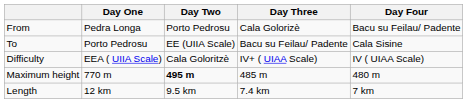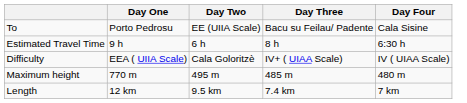- row: (18, 28)
+ row: (56, 43)
(180, 75) bold -> (205, 75) normal
